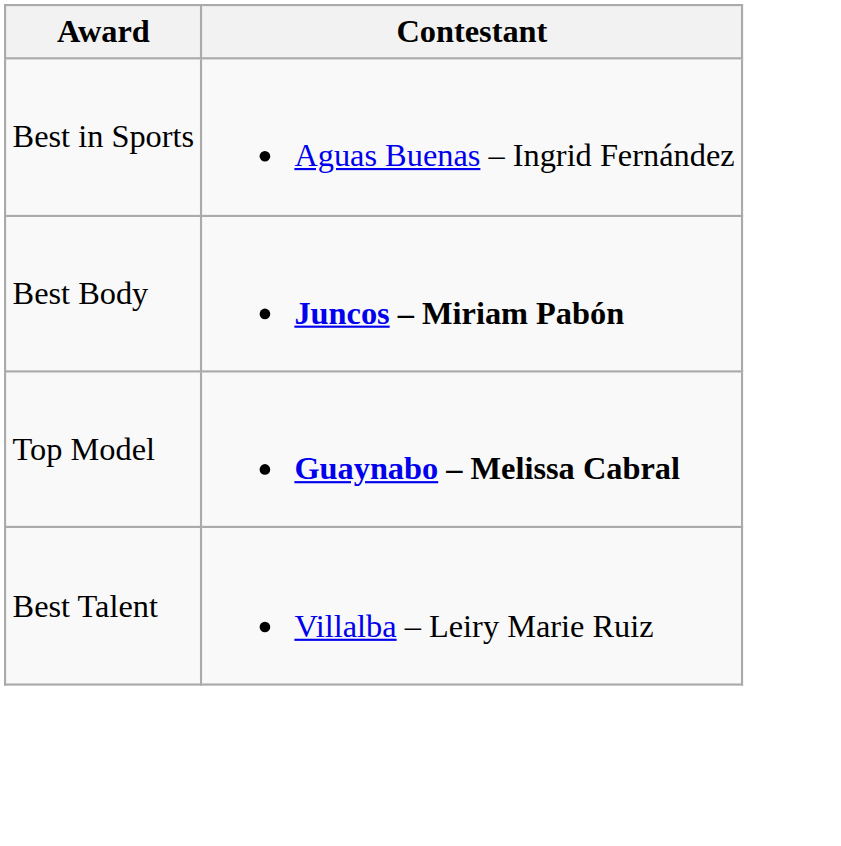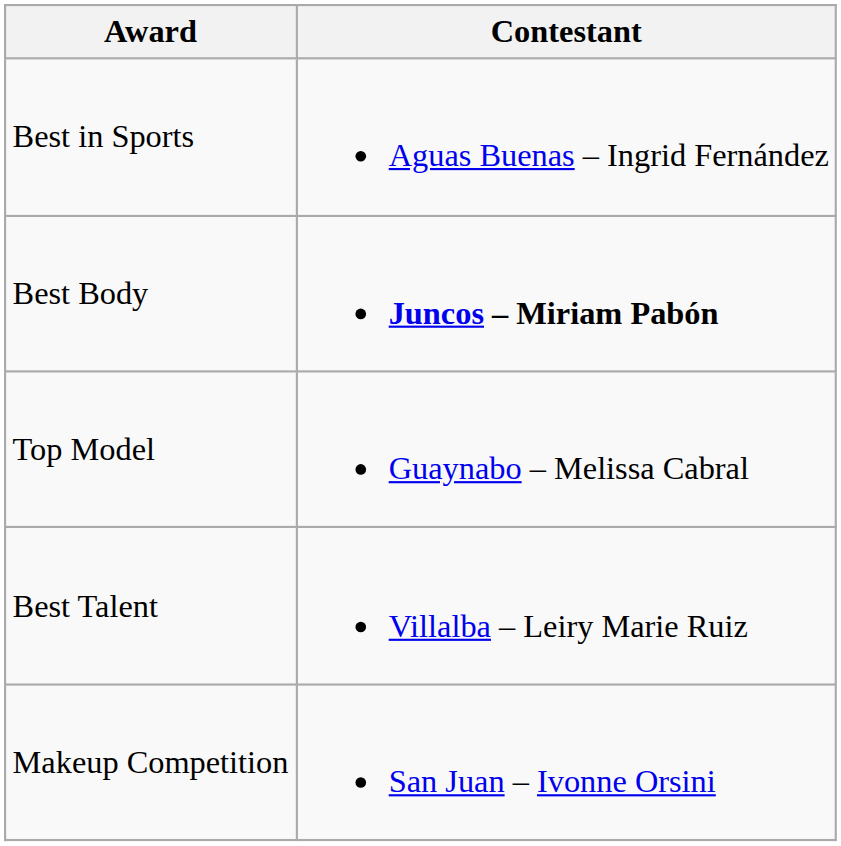(472, 469) bold -> (566, 469) normal
+ row: (151, 761)
